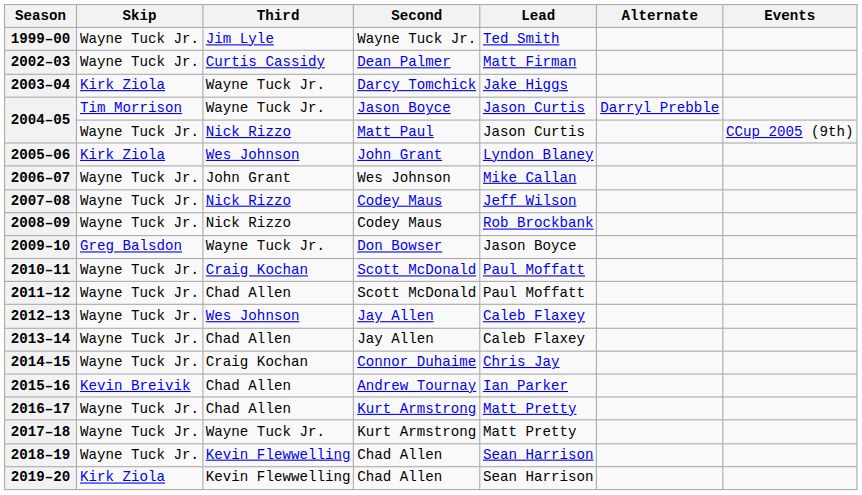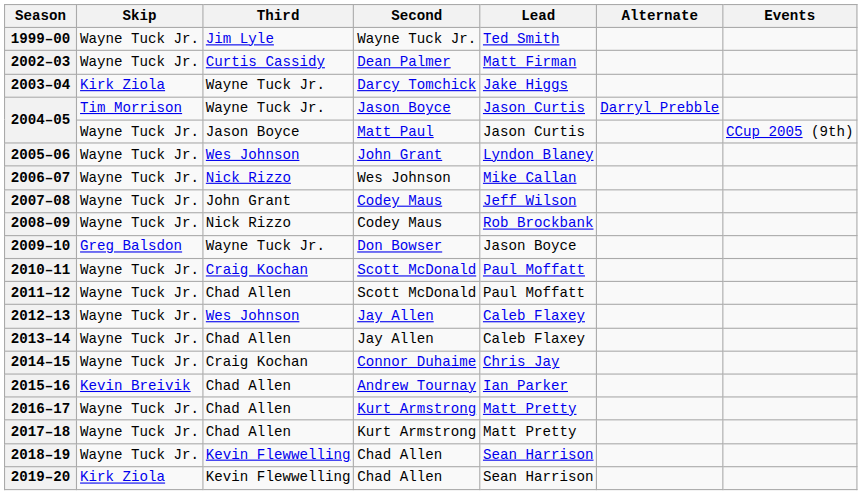(248, 132) Nick Rizzo -> (253, 132) Jason Boyce
(123, 155) Kirk Ziola -> (140, 155) Wayne Tuck Jr.
(248, 178) John Grant -> (248, 178) Nick Rizzo
(248, 201) Nick Rizzo -> (248, 201) John Grant
(265, 432) Wayne Tuck Jr. -> (248, 432) Chad Allen
